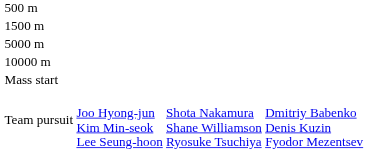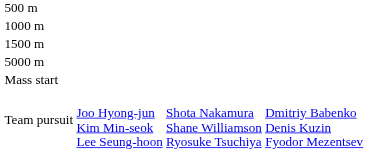+ row: (24, 25)
- row: (28, 62)
